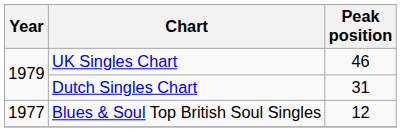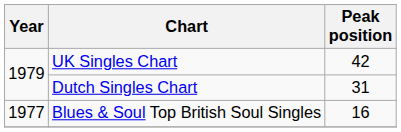(360, 61) 46 -> (360, 61) 42
(360, 113) 12 -> (360, 113) 16
